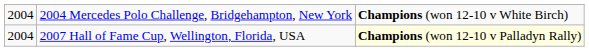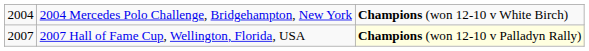(21, 35) 2004 -> (21, 35) 2007
